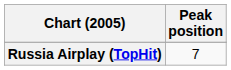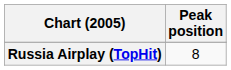(196, 53) 7 -> (196, 53) 8
